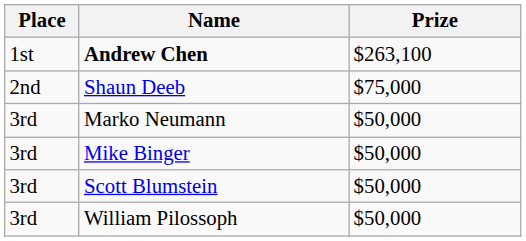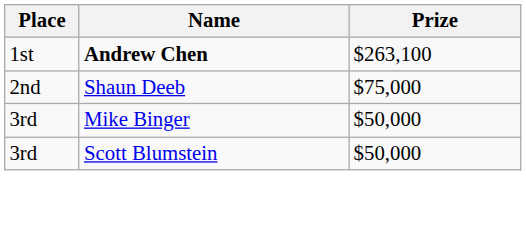- row: (155, 119)
- row: (161, 218)
